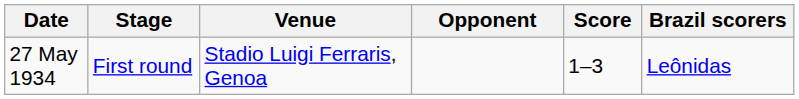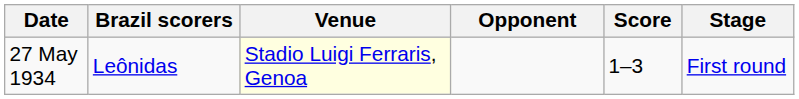columns swapped: (144, 20) <-> (718, 20)
(301, 65) no background -> (341, 65) lightyellow background
